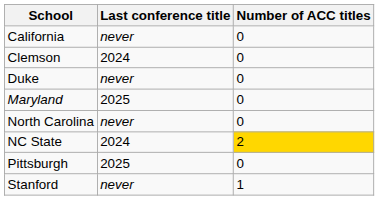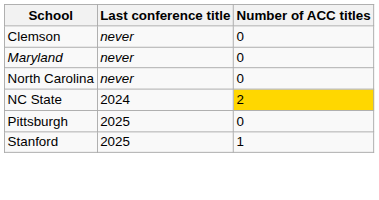- row: (36, 37)
(115, 58) 2024 -> (117, 37) never
- row: (23, 79)
(115, 100) 2025 -> (117, 58) never
(117, 185) never -> (115, 142) 2025
